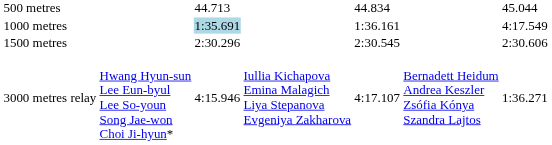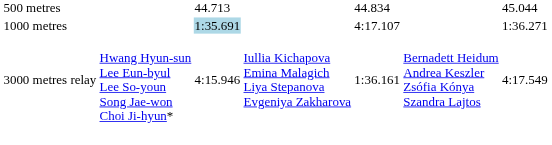(377, 25) 1:36.161 -> (377, 25) 4:17.107
(525, 25) 4:17.549 -> (525, 25) 1:36.271
- row: (35, 43)
(377, 97) 4:17.107 -> (377, 79) 1:36.161
(525, 97) 1:36.271 -> (525, 79) 4:17.549
